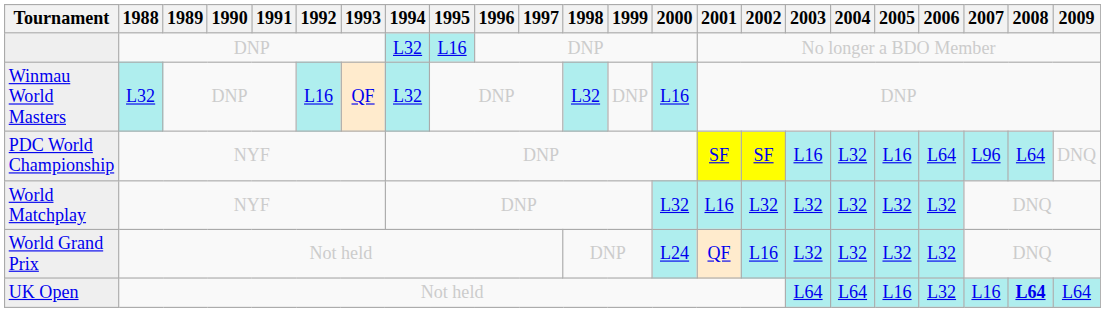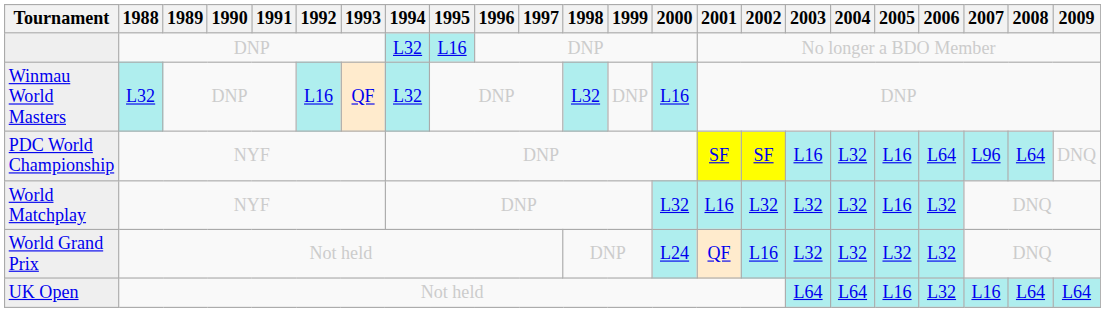(897, 204) L32 -> (897, 204) L16
(1030, 292) bold -> (1030, 292) normal
